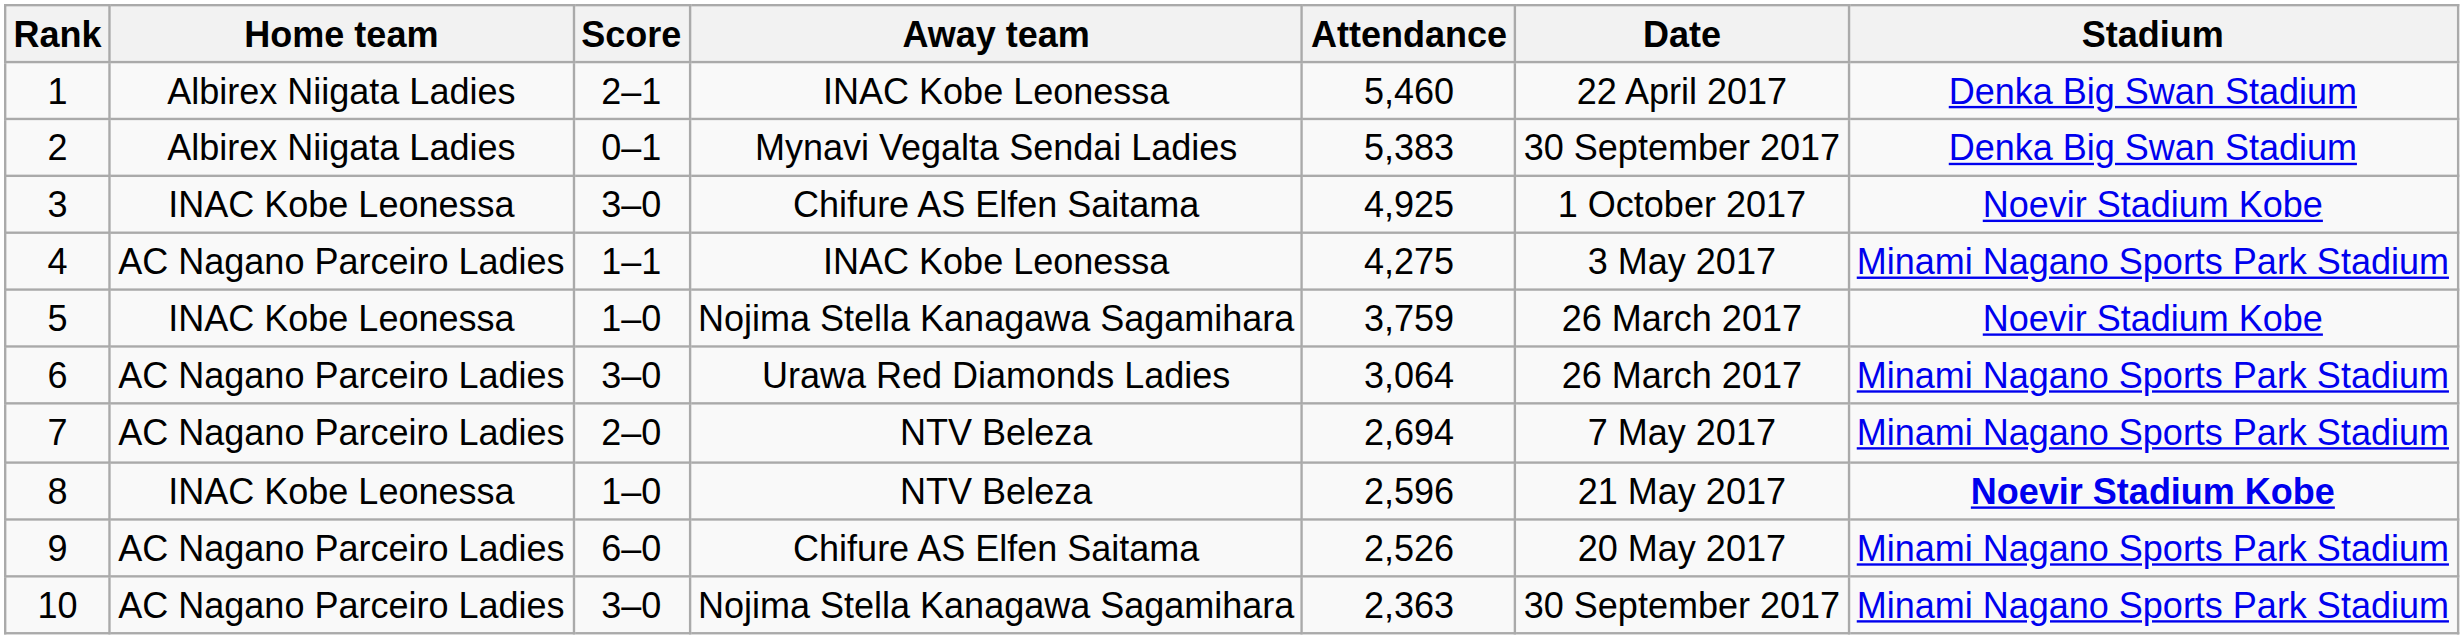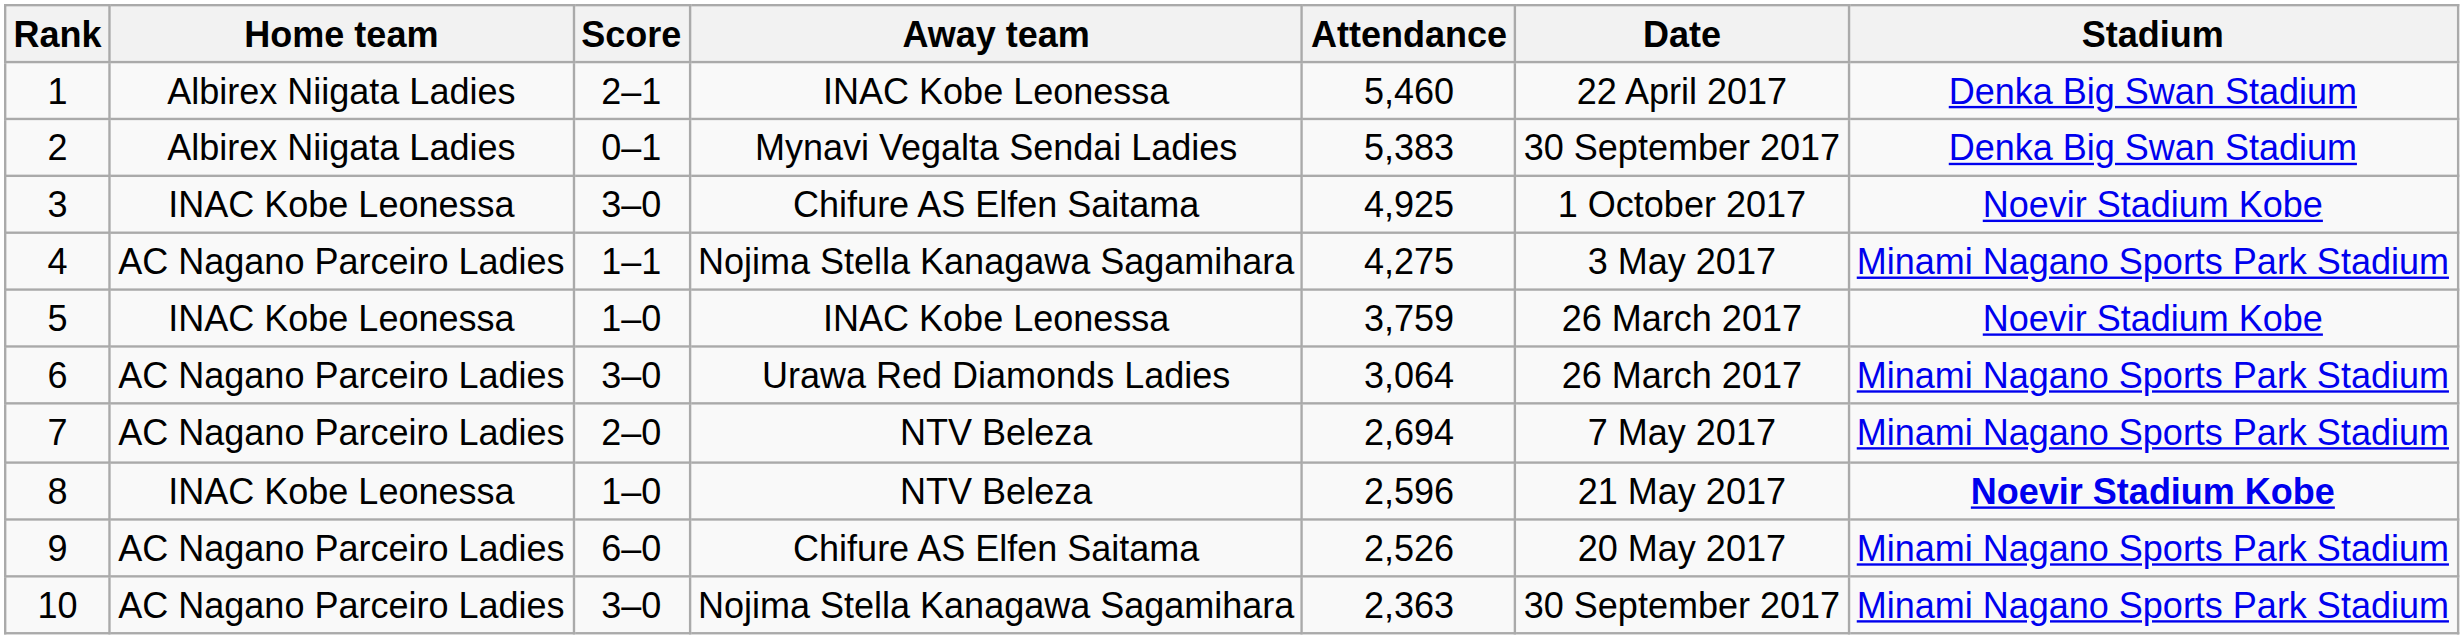(996, 262) INAC Kobe Leonessa -> (996, 262) Nojima Stella Kanagawa Sagamihara
(996, 319) Nojima Stella Kanagawa Sagamihara -> (996, 319) INAC Kobe Leonessa
